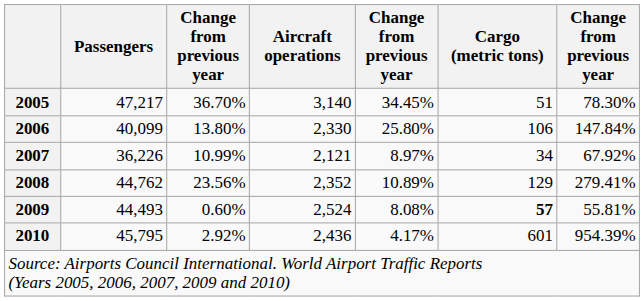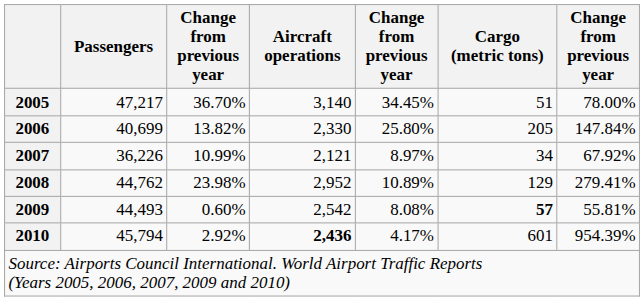(609, 102) 78.30% -> (609, 102) 78.00%
(140, 128) 40,099 -> (140, 128) 40,699
(219, 128) 13.80% -> (219, 128) 13.82%
(540, 128) 106 -> (540, 128) 205
(219, 182) 23.56% -> (219, 182) 23.98%
(332, 182) 2,352 -> (332, 182) 2,952
(332, 209) 2,524 -> (332, 209) 2,542
(140, 236) 45,795 -> (140, 236) 45,794
(332, 236) normal -> (332, 236) bold
